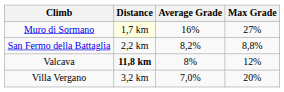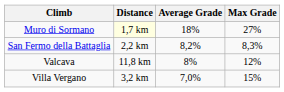(190, 29) 16% -> (190, 29) 18%
(252, 46) 8,8% -> (252, 46) 8,3%
(135, 62) bold -> (135, 62) normal
(252, 78) 20% -> (252, 78) 15%
